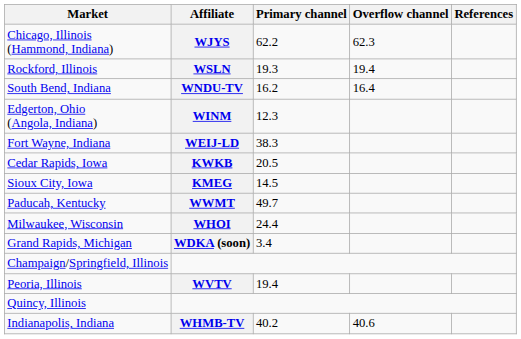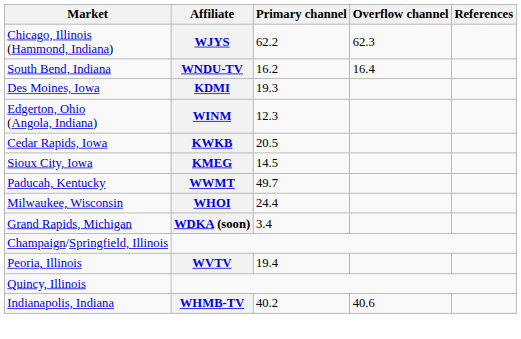- row: (52, 68)
+ row: (53, 88)
- row: (59, 143)
